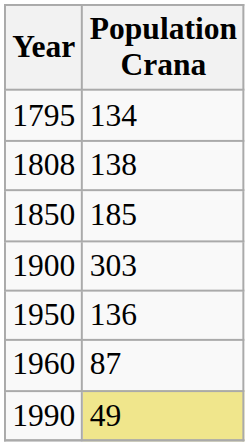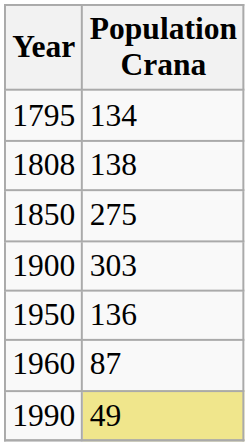(113, 214) 185 -> (113, 214) 275
